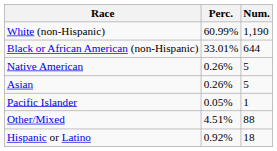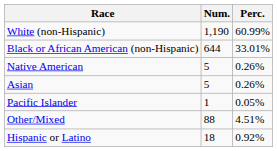columns swapped: (257, 13) <-> (221, 13)
